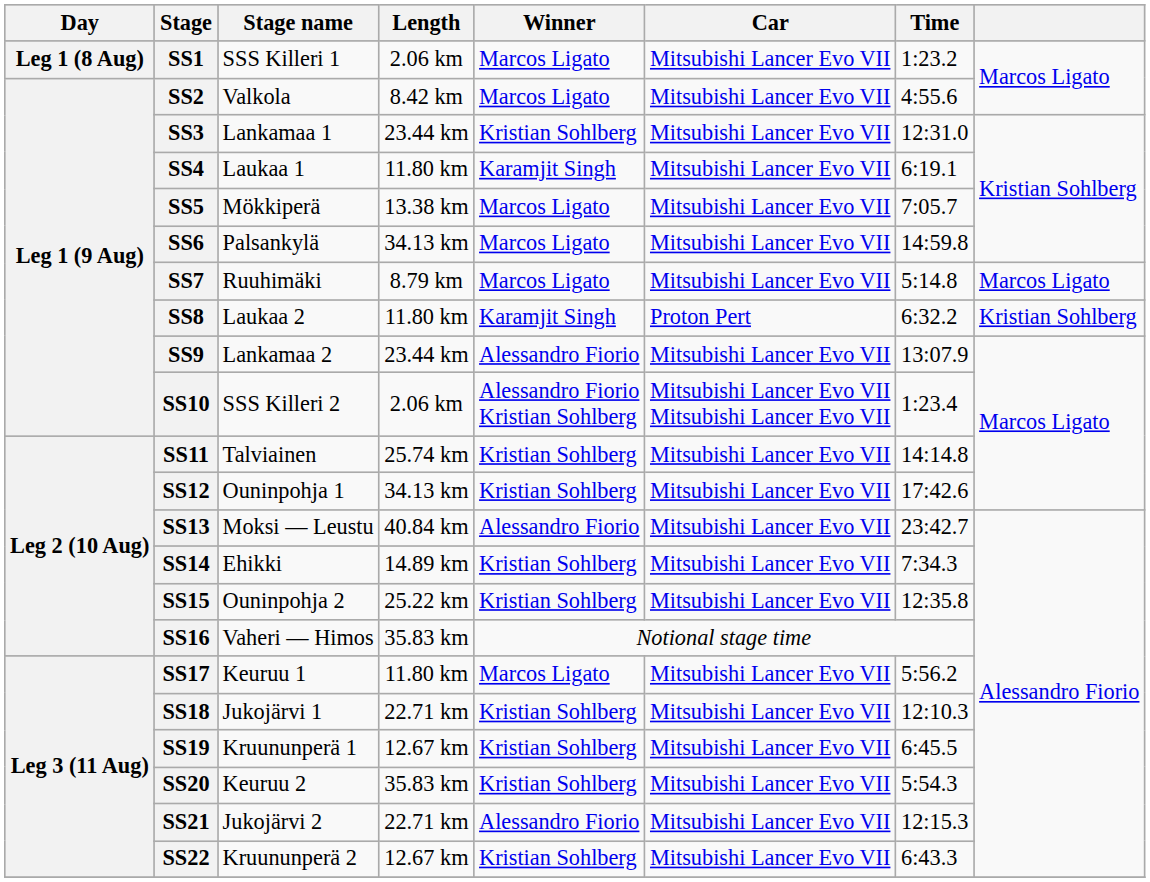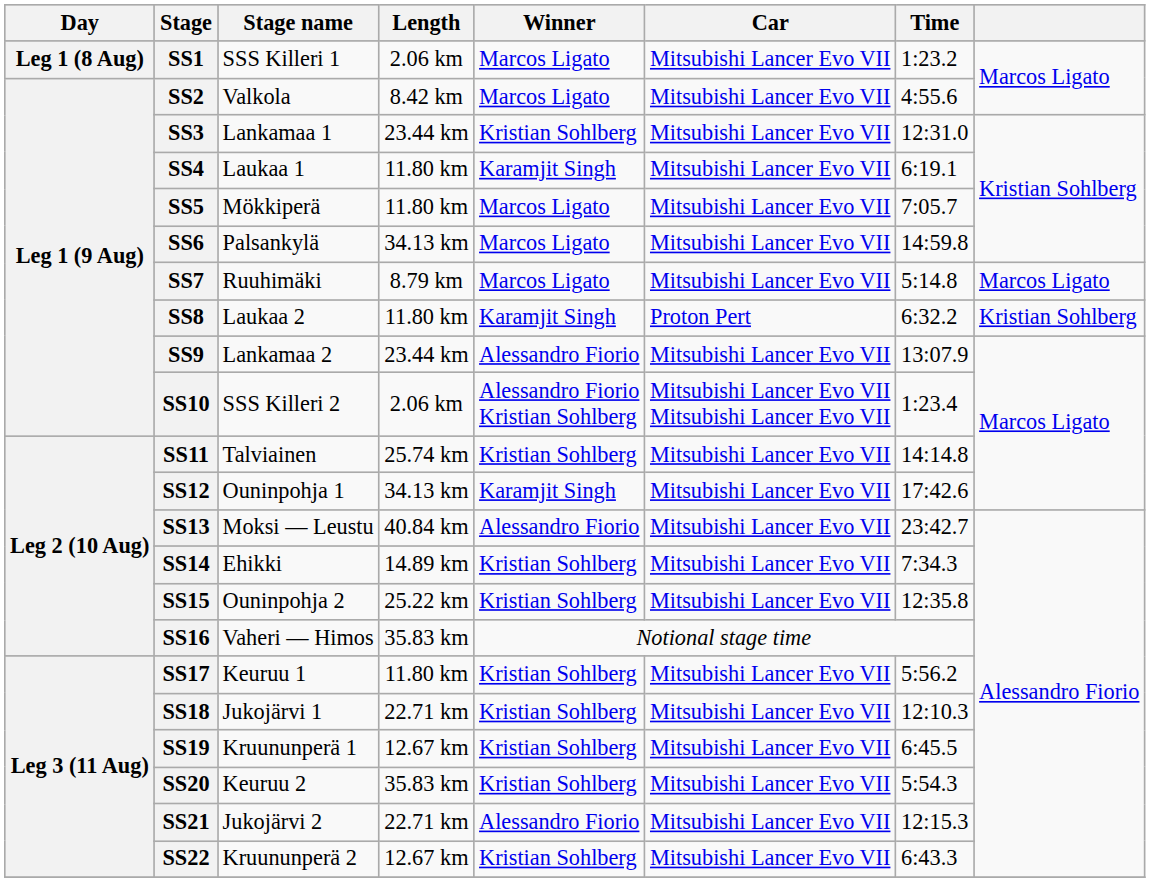(426, 206) 13.38 km -> (426, 206) 11.80 km
(558, 490) Kristian Sohlberg -> (547, 490) Karamjit Singh
(544, 674) Marcos Ligato -> (558, 674) Kristian Sohlberg
